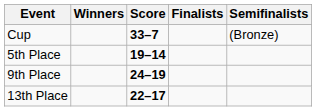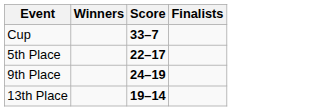- column: (269, 14)
(148, 55) 19–14 -> (148, 55) 22–17
(148, 95) 22–17 -> (148, 95) 19–14
